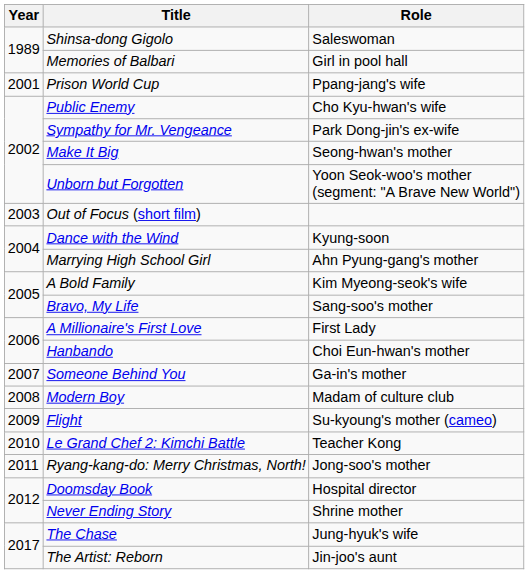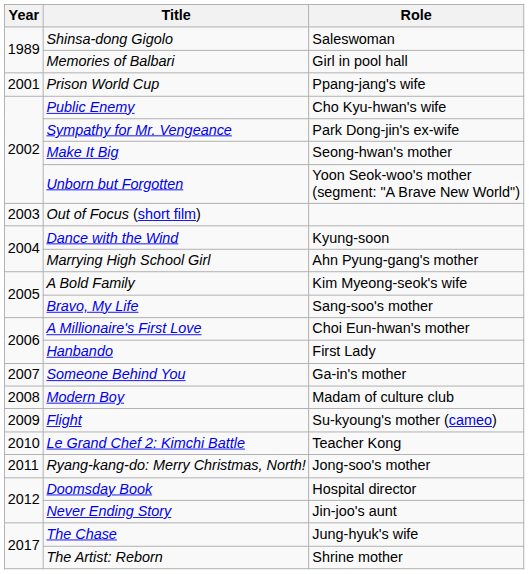(344, 329) First Lady -> (391, 329) Choi Eun-hwan's mother
(391, 351) Choi Eun-hwan's mother -> (344, 351) First Lady
(358, 511) Shrine mother -> (355, 511) Jin-joo's aunt
(355, 557) Jin-joo's aunt -> (358, 557) Shrine mother
